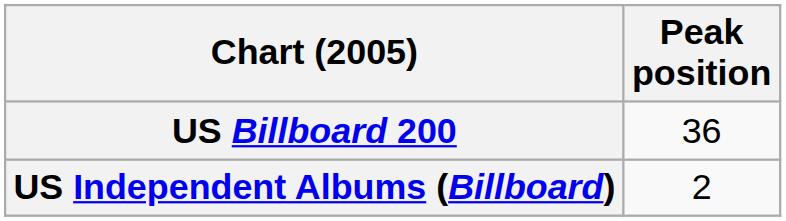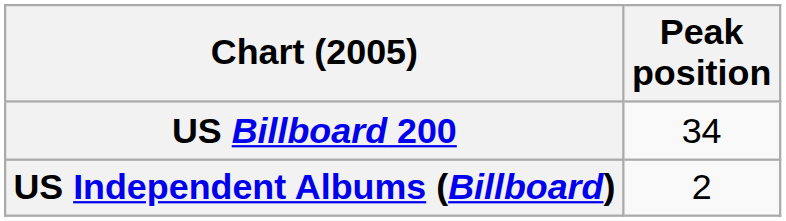(702, 130) 36 -> (702, 130) 34
